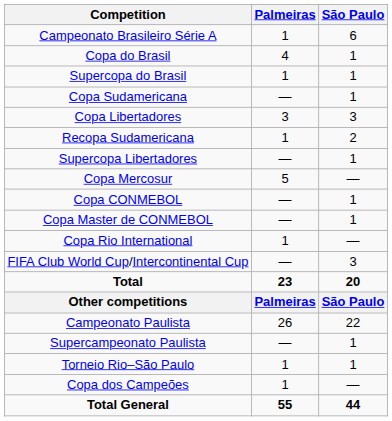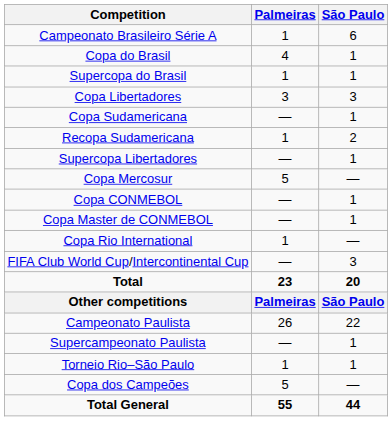rows swapped: (128, 117) <-> (128, 96)
(285, 384) 1 -> (285, 384) 5
